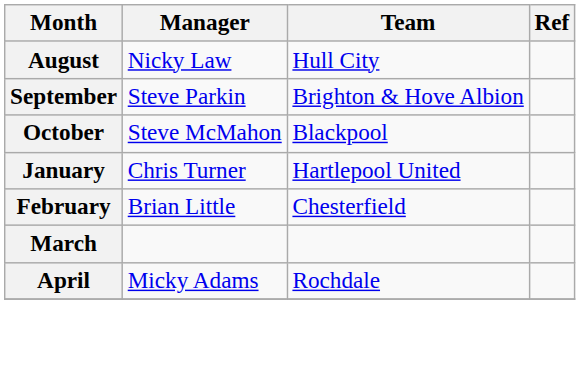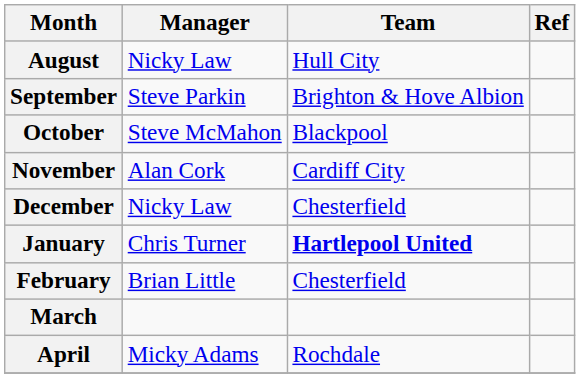+ row: (64, 170)
+ row: (64, 206)
(376, 170) normal -> (382, 243) bold
